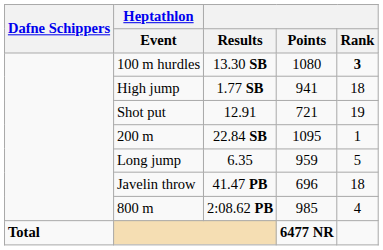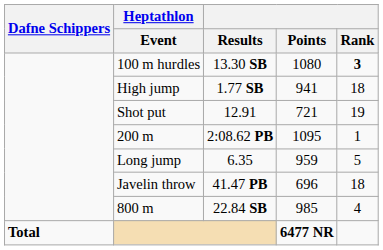(240, 136) 22.84 SB -> (240, 136) 2:08.62 PB
(240, 208) 2:08.62 PB -> (240, 208) 22.84 SB
